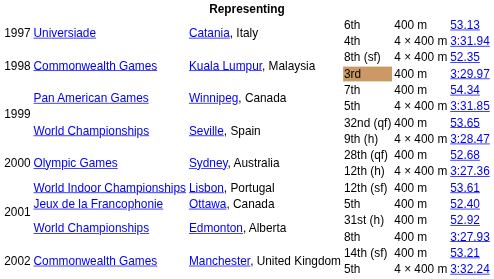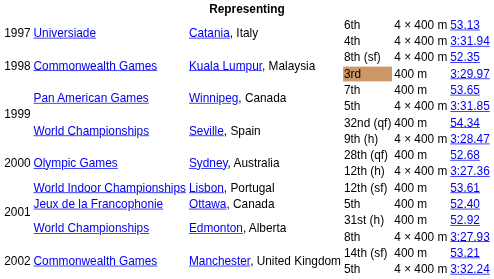(411, 25) 400 m -> (421, 25) 4 × 400 m
(465, 90) 54.34 -> (465, 90) 53.65
(465, 122) 53.65 -> (465, 122) 54.34
(411, 236) 400 m -> (421, 236) 4 × 400 m
